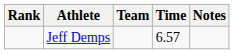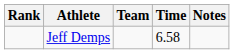(168, 37) 6.57 -> (168, 37) 6.58
